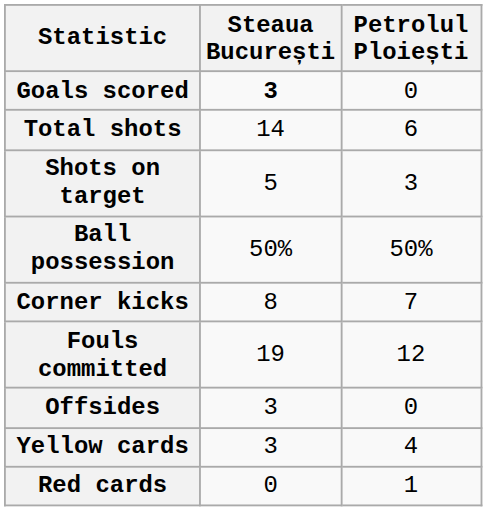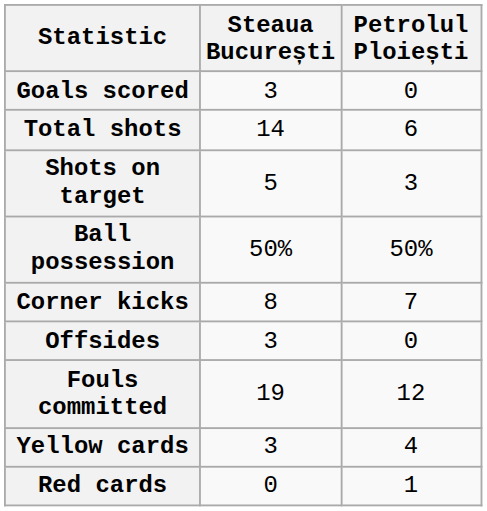(271, 91) bold -> (271, 91) normal
rows swapped: (103, 355) <-> (103, 408)
